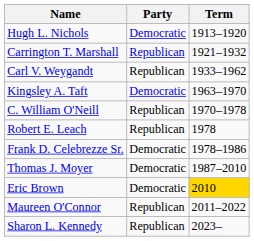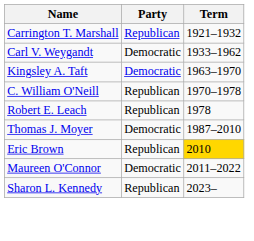- row: (48, 33)
(157, 71) Republican -> (152, 52) Democratic
- row: (65, 149)
(158, 187) Democratic -> (152, 149) Republican
(157, 206) Republican -> (152, 168) Democratic
